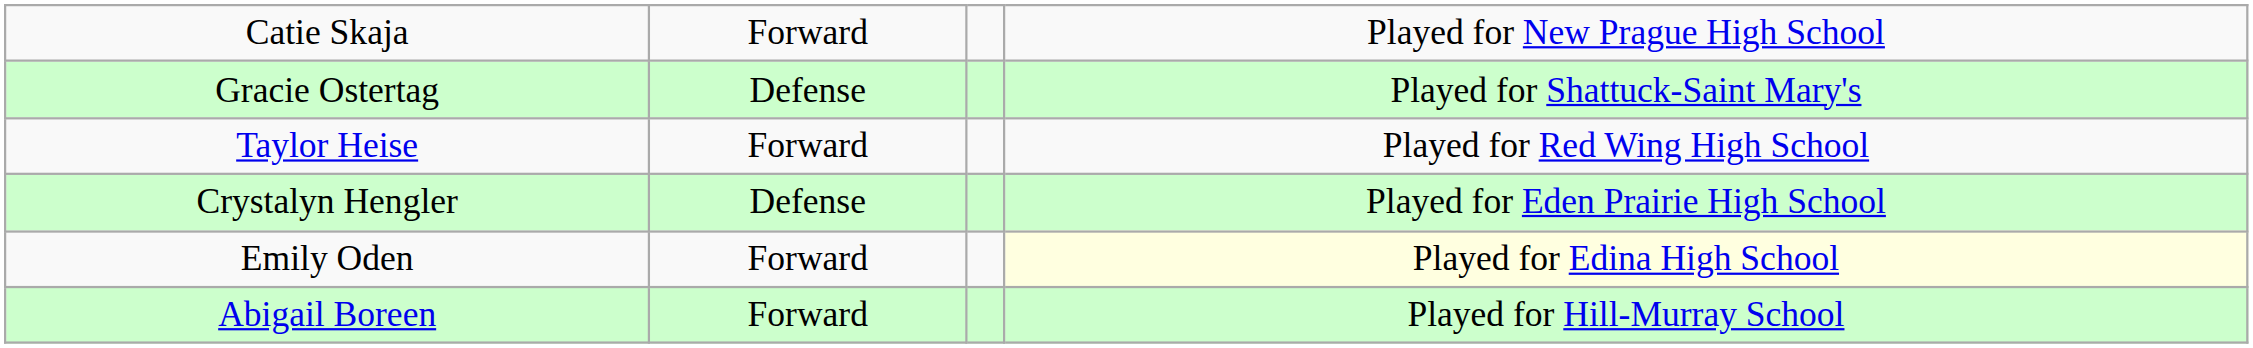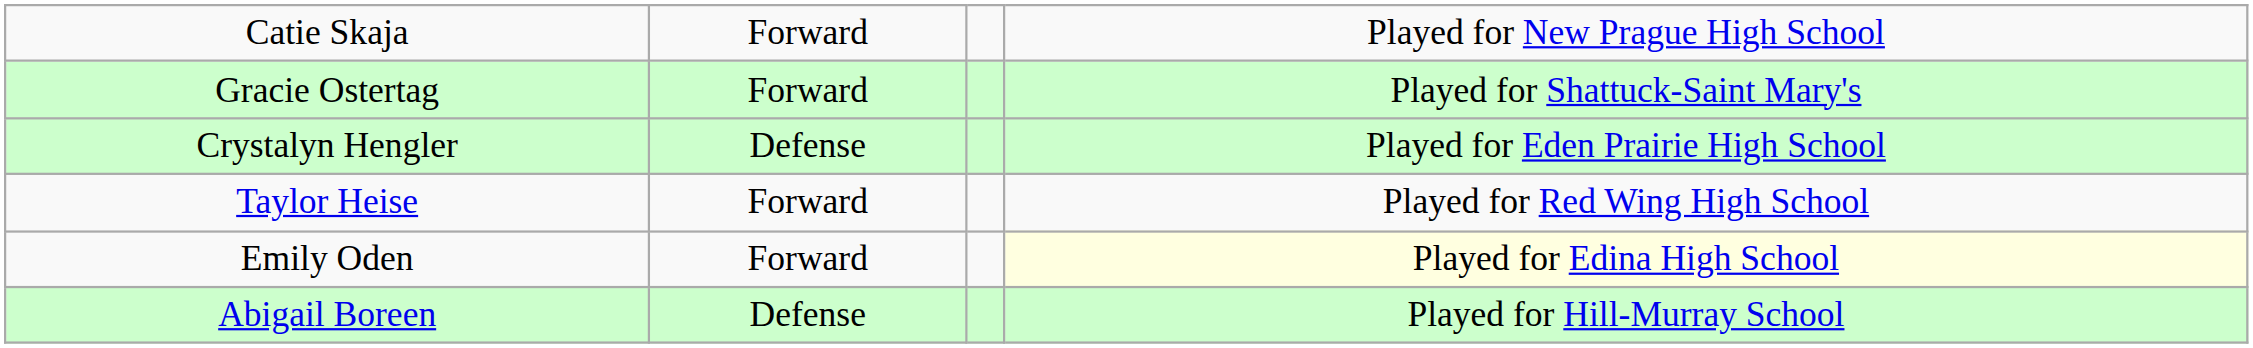(808, 88) Defense -> (808, 88) Forward
rows swapped: (327, 145) <-> (327, 201)
(808, 314) Forward -> (808, 314) Defense
